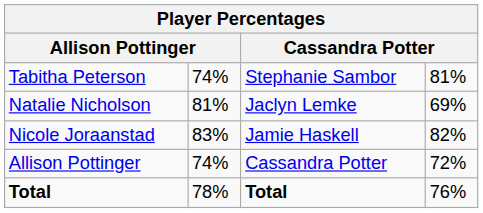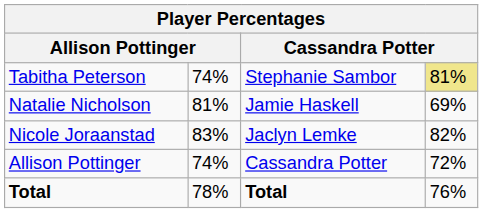(448, 76) no background -> (448, 76) khaki background
(301, 105) Jaclyn Lemke -> (302, 105) Jamie Haskell
(302, 134) Jamie Haskell -> (301, 134) Jaclyn Lemke
